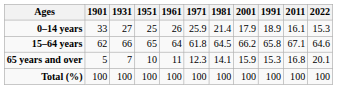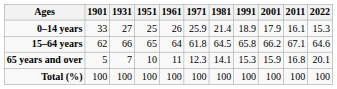columns swapped: (271, 12) <-> (246, 12)
